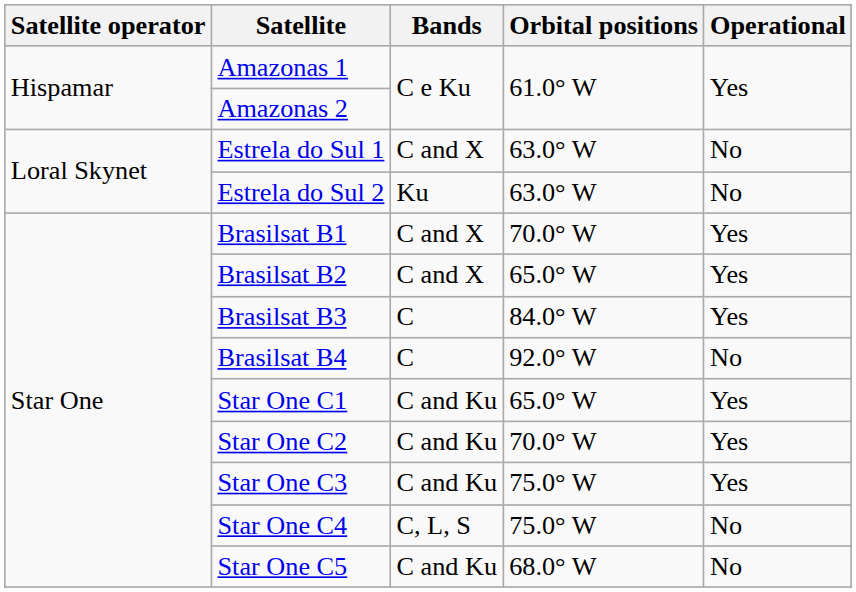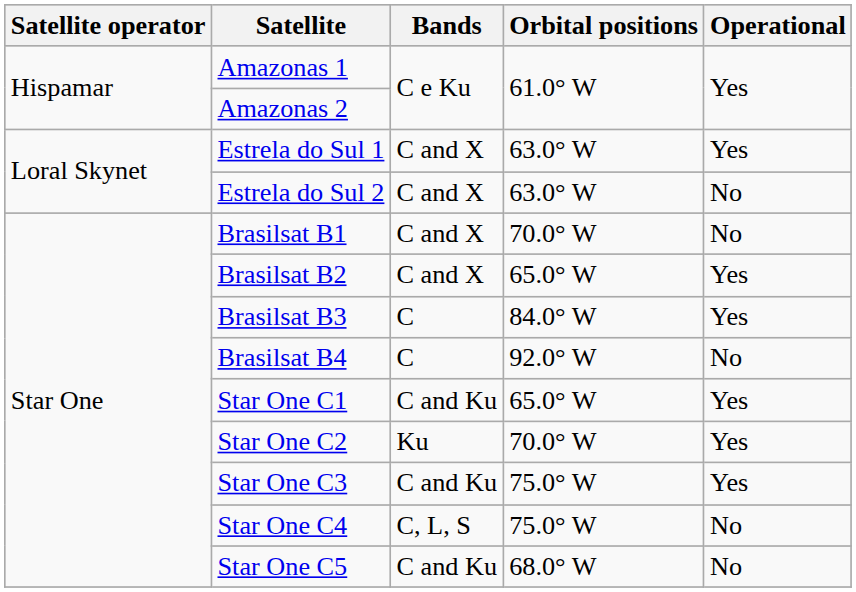(726, 150) No -> (729, 150) Yes
(413, 191) Ku -> (440, 191) C and X
(729, 233) Yes -> (726, 233) No
(447, 441) C and Ku -> (413, 441) Ku
